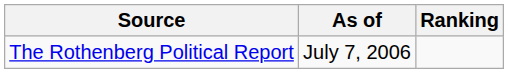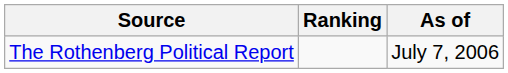columns swapped: (460, 20) <-> (357, 20)
